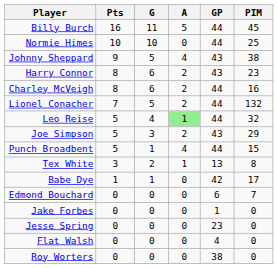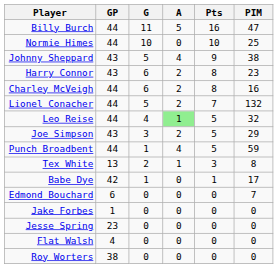columns swapped: (217, 12) <-> (115, 12)
(253, 27) 45 -> (253, 27) 47
(253, 149) 15 -> (253, 149) 59
